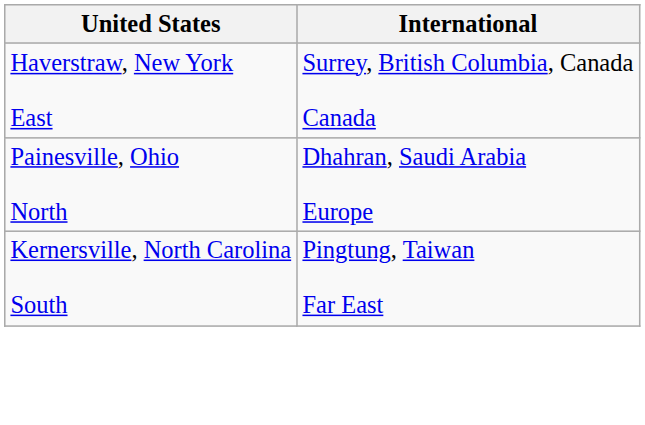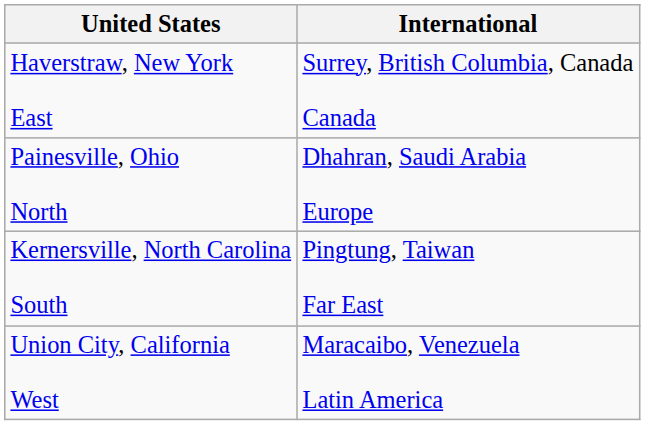+ row: (120, 371)
